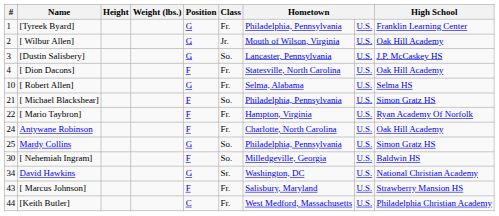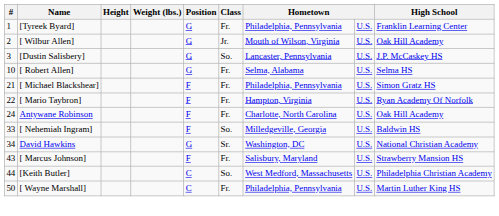- row: (47, 71)
(226, 100) So. -> (225, 85) Fr.
- row: (45, 144)
(11, 159) 30 -> (11, 130) 33
(225, 203) Fr. -> (226, 174) So.
+ row: (53, 188)
